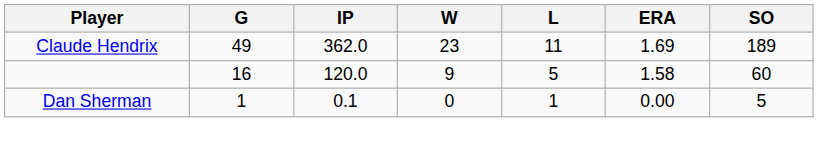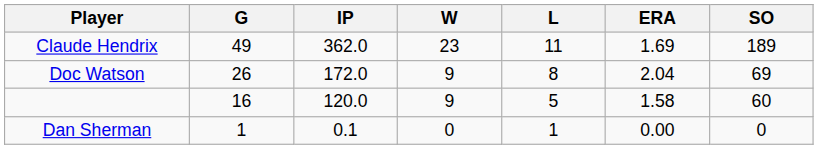+ row: (97, 74)
(761, 102) 5 -> (761, 130) 0
